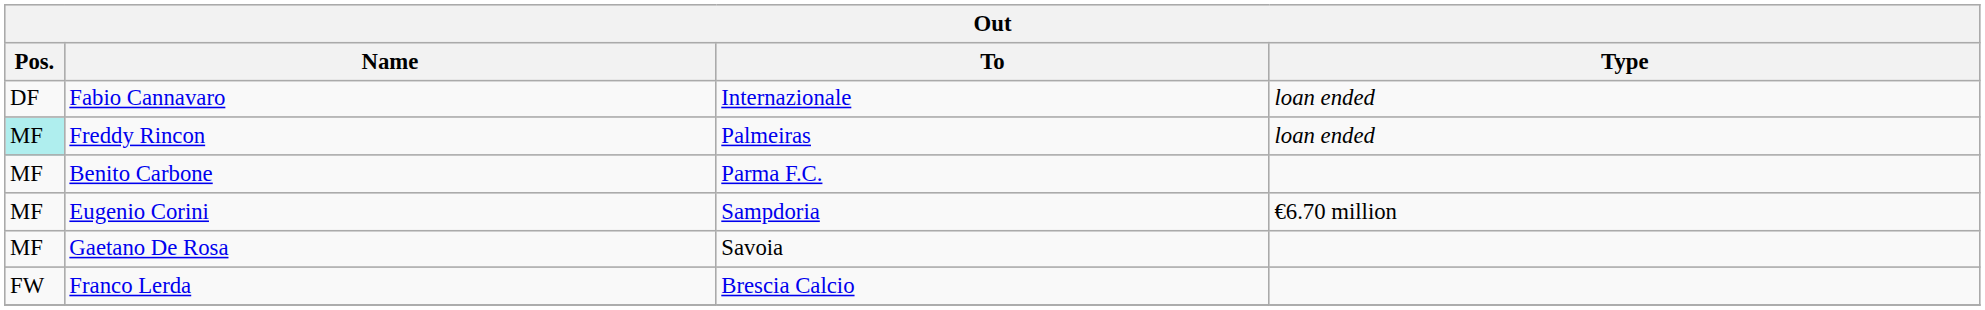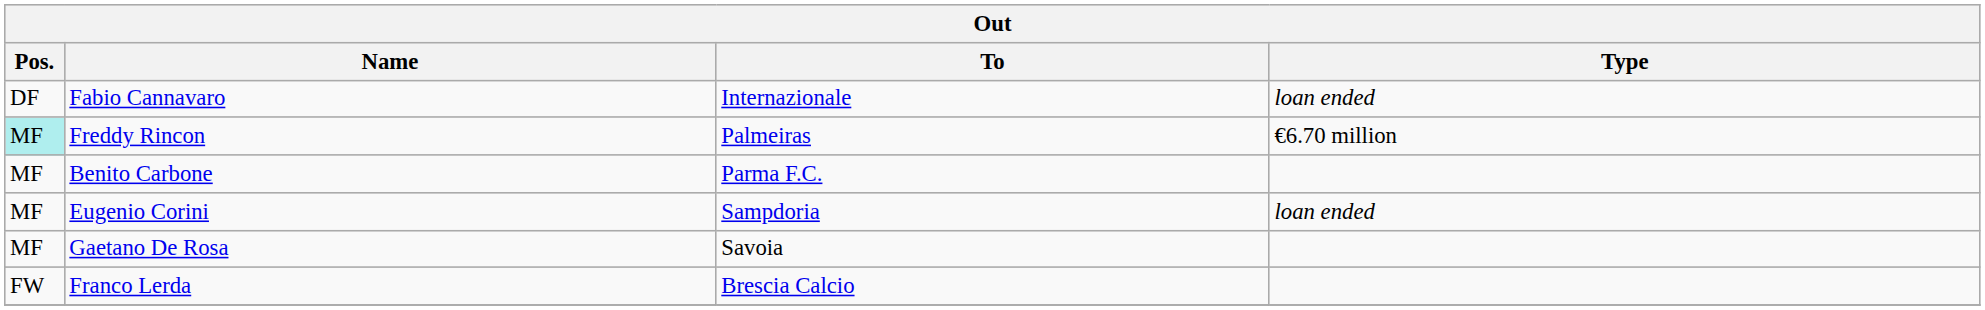(1325, 136) loan ended -> (1336, 136) €6.70 million
(1336, 211) €6.70 million -> (1325, 211) loan ended
